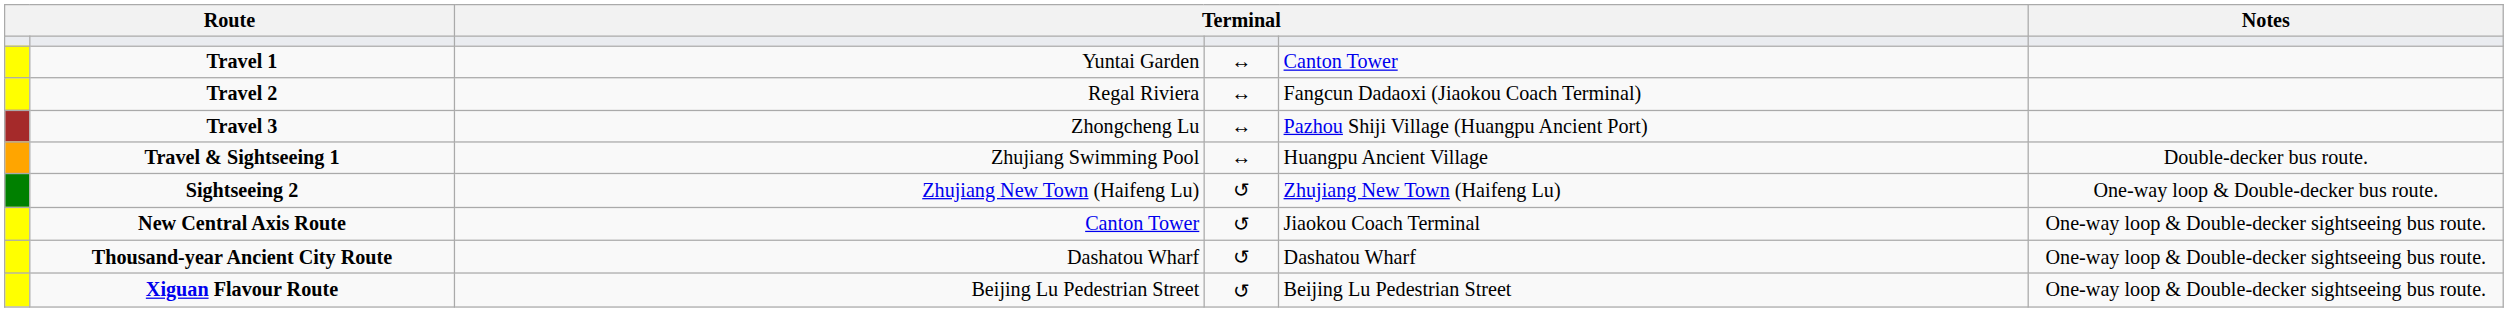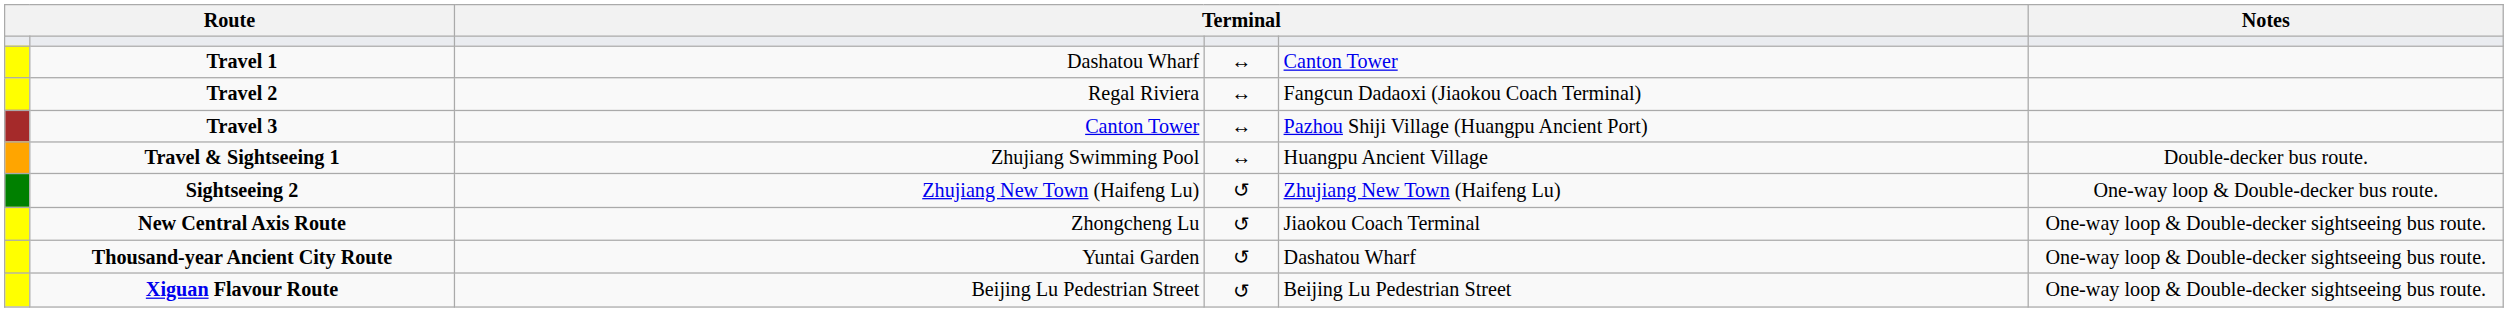(1141, 61) Yuntai Garden -> (1133, 61) Dashatou Wharf
(1135, 125) Zhongcheng Lu -> (1142, 125) Canton Tower
(1142, 223) Canton Tower -> (1135, 223) Zhongcheng Lu
(1133, 256) Dashatou Wharf -> (1141, 256) Yuntai Garden
